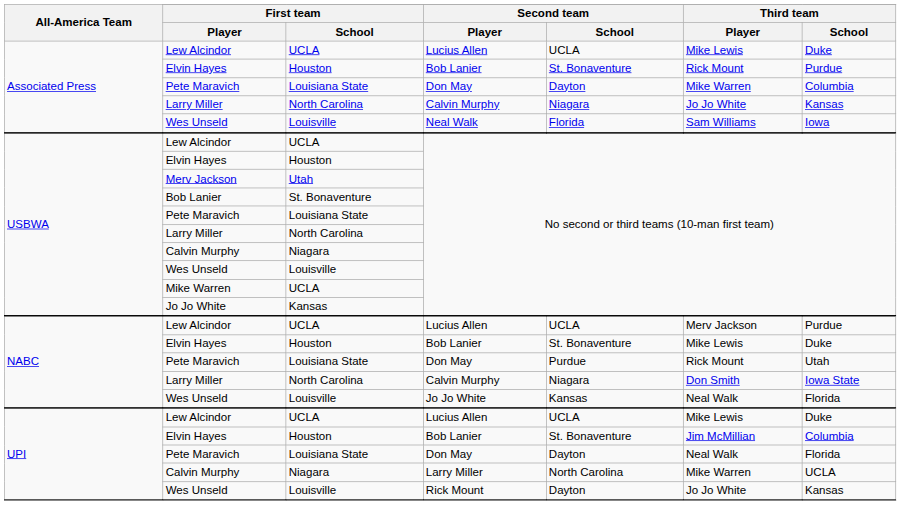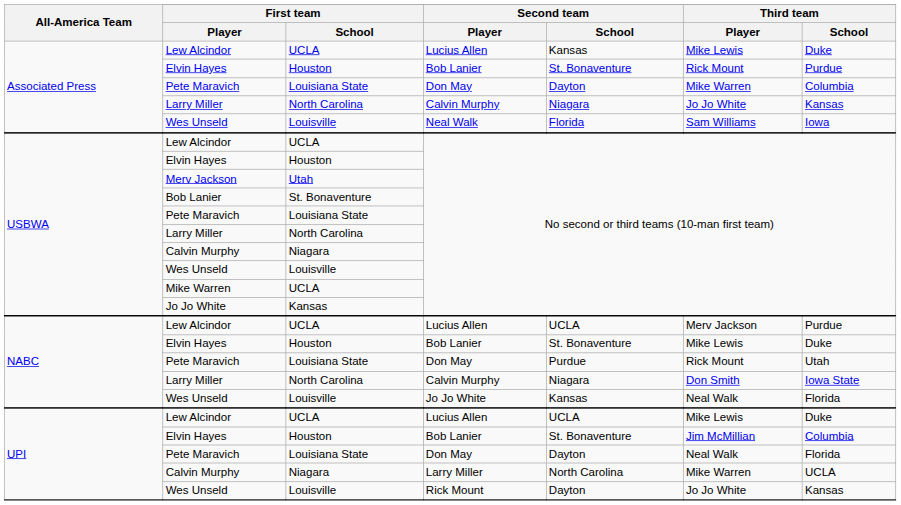(564, 50) UCLA -> (568, 50) Kansas
